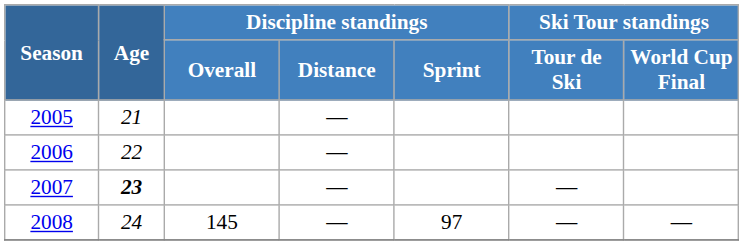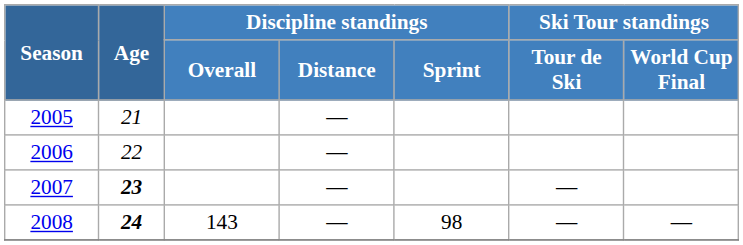(132, 222) normal -> (132, 222) bold
(222, 222) 145 -> (222, 222) 143
(452, 222) 97 -> (452, 222) 98
